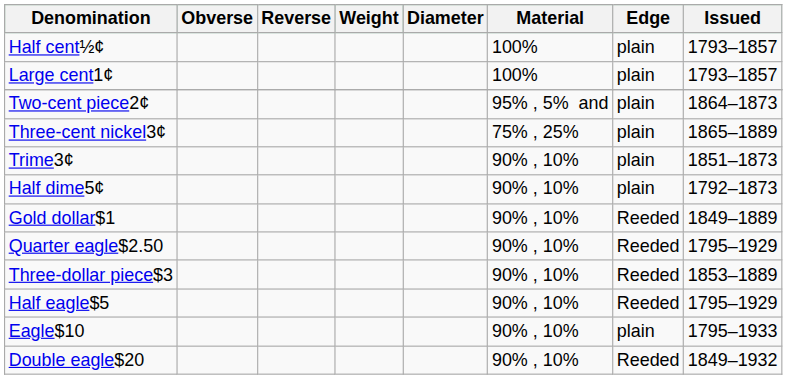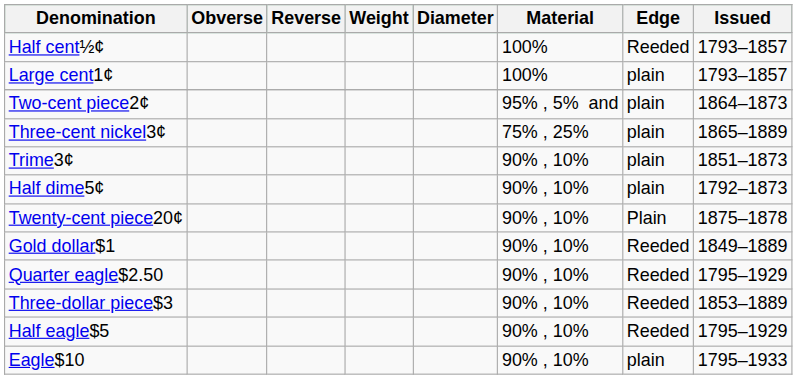(636, 47) plain -> (658, 47) Reeded
+ row: (96, 217)
- row: (76, 359)
